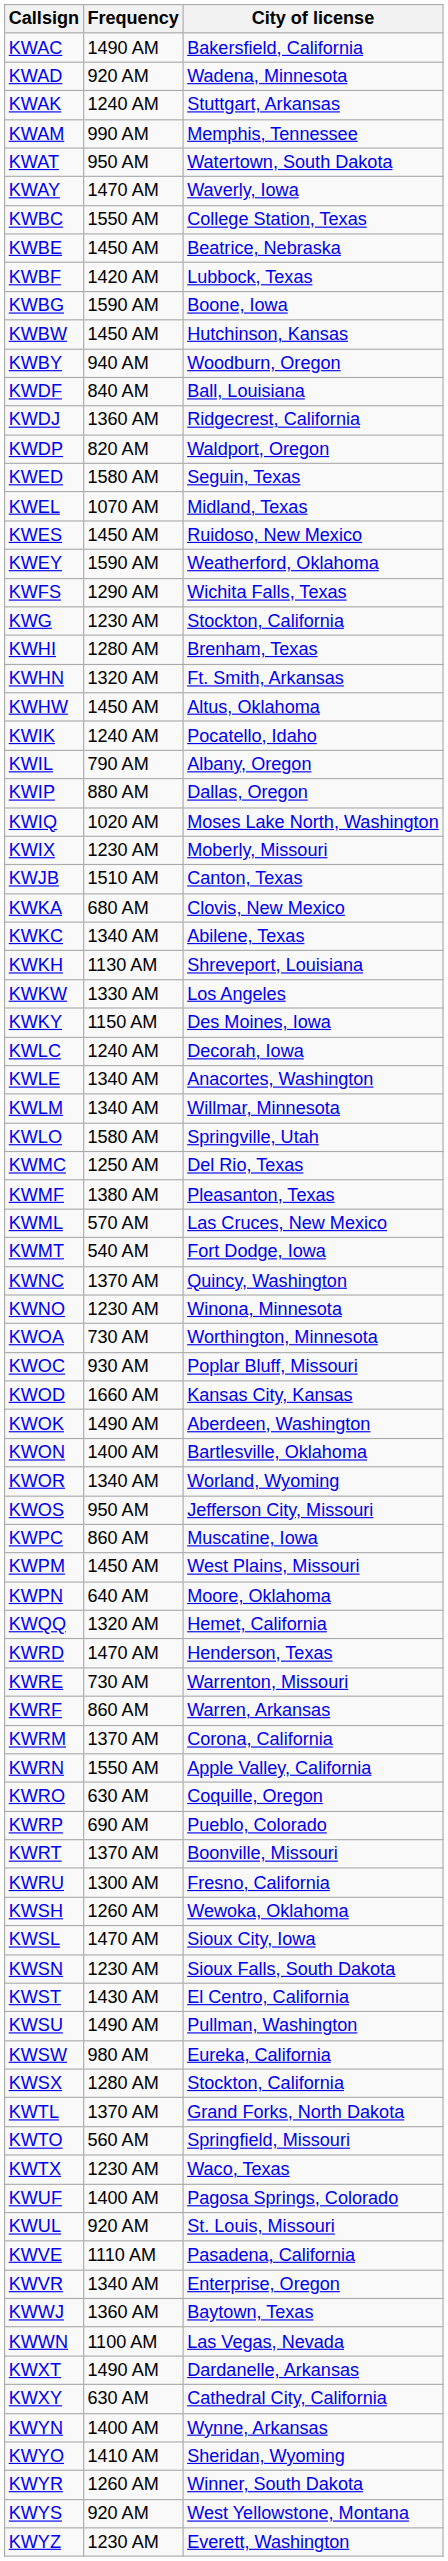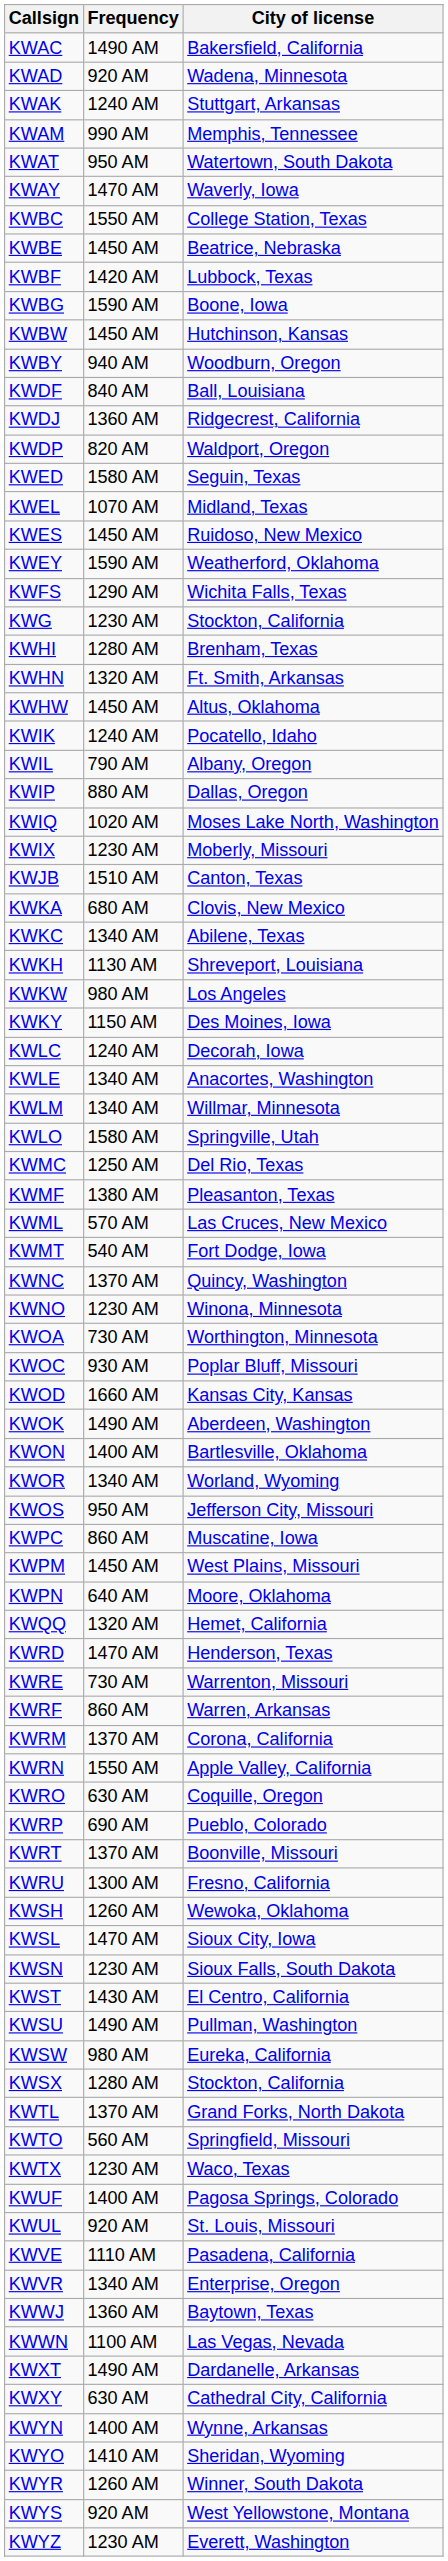(123, 993) 1330 AM -> (118, 993) 980 AM
